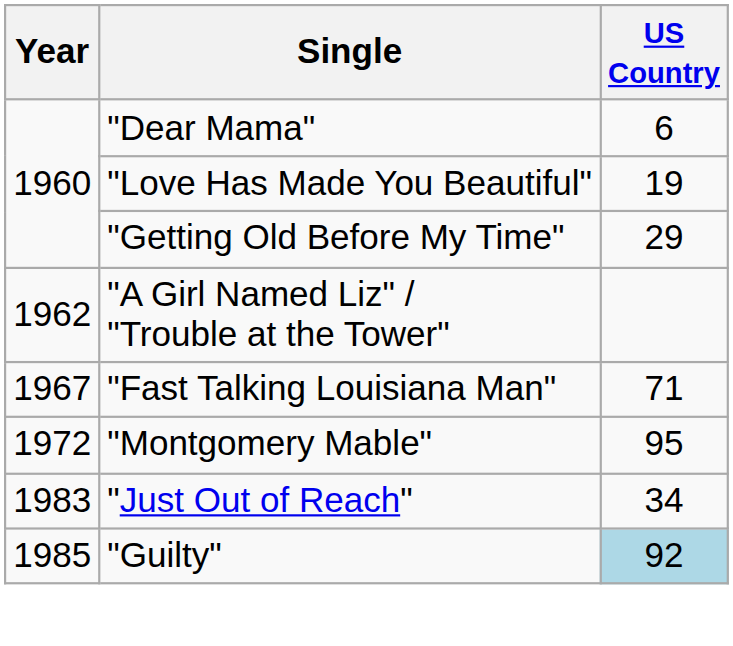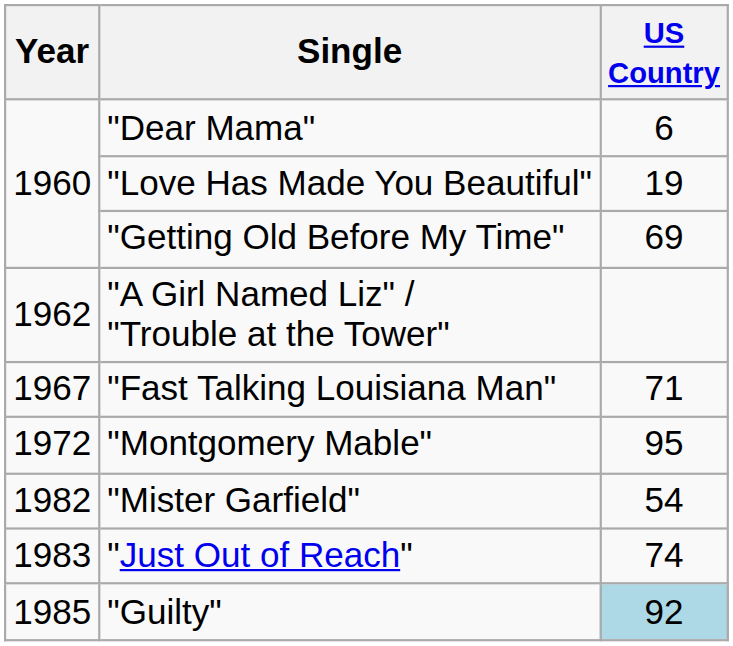(664, 238) 29 -> (664, 238) 69
+ row: (234, 500)
(664, 500) 34 -> (664, 555) 74
